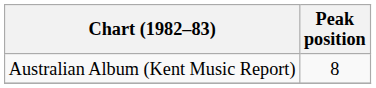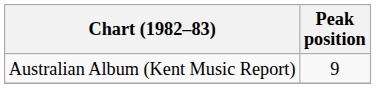(335, 68) 8 -> (335, 68) 9
